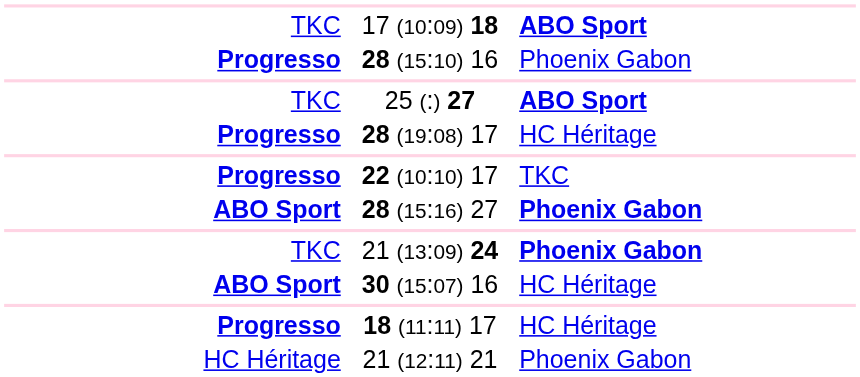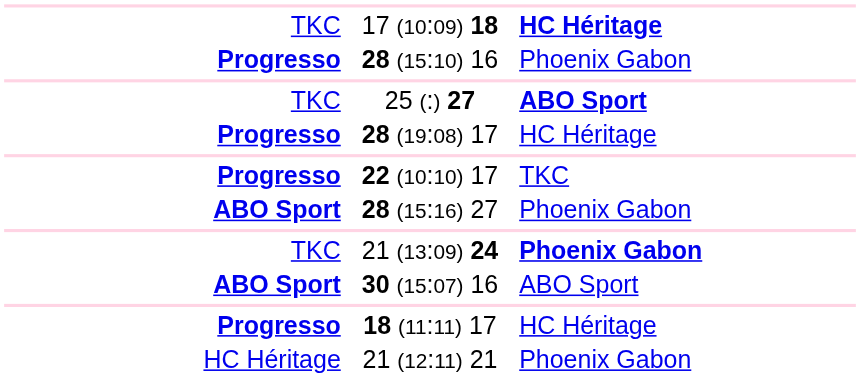(583, 25) ABO Sport -> (591, 25) HC Héritage
(611, 209) bold -> (605, 209) normal
(588, 284) HC Héritage -> (579, 284) ABO Sport
